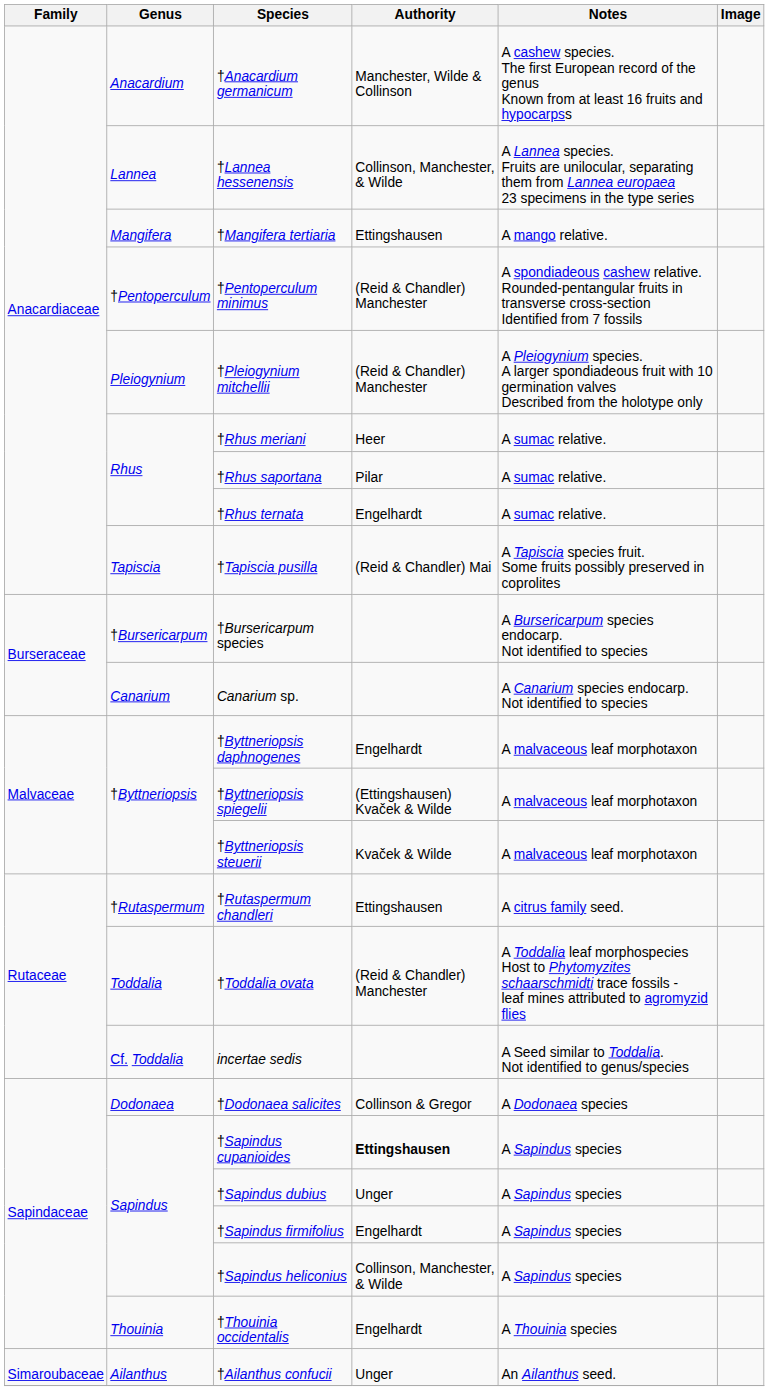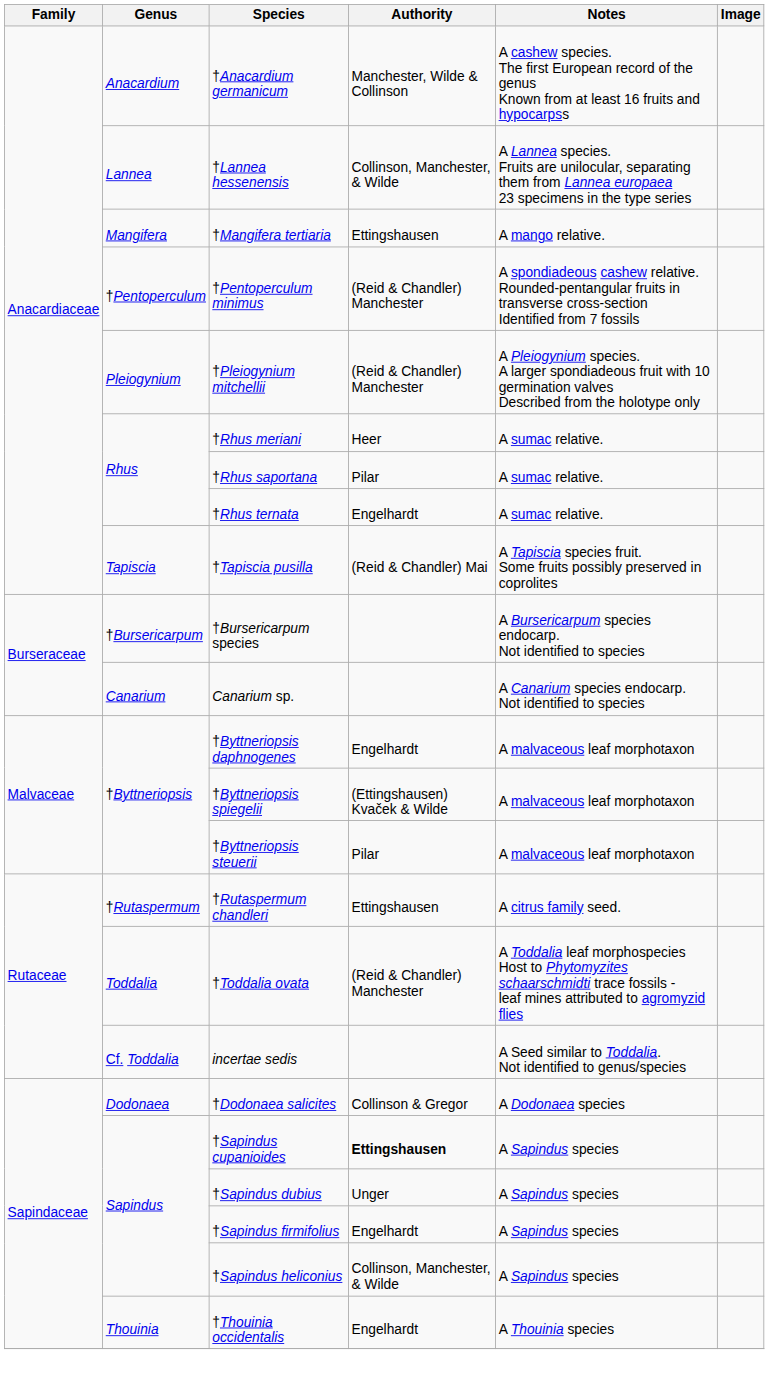(403, 854) Kvaček & Wilde -> (365, 854) Pilar
- row: (274, 1375)
